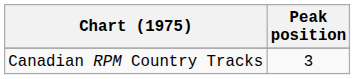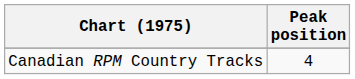(308, 61) 3 -> (308, 61) 4
